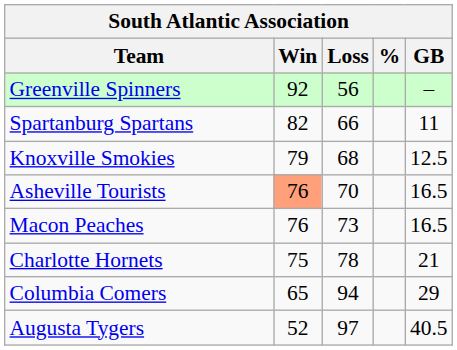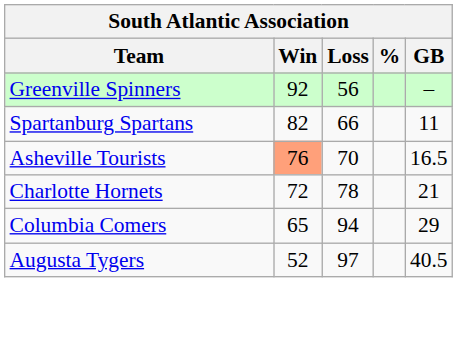- row: (92, 157)
- row: (77, 225)
(298, 259) 75 -> (298, 191) 72
